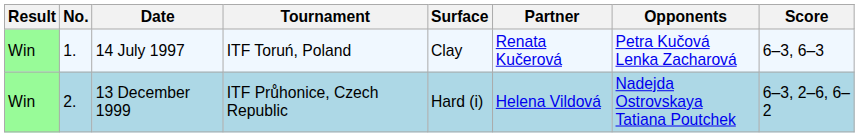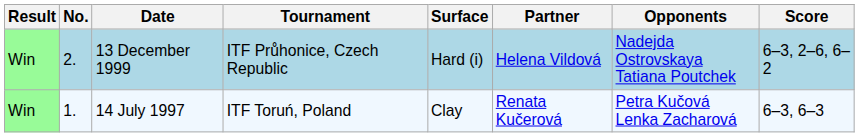rows swapped: (140, 50) <-> (143, 101)
